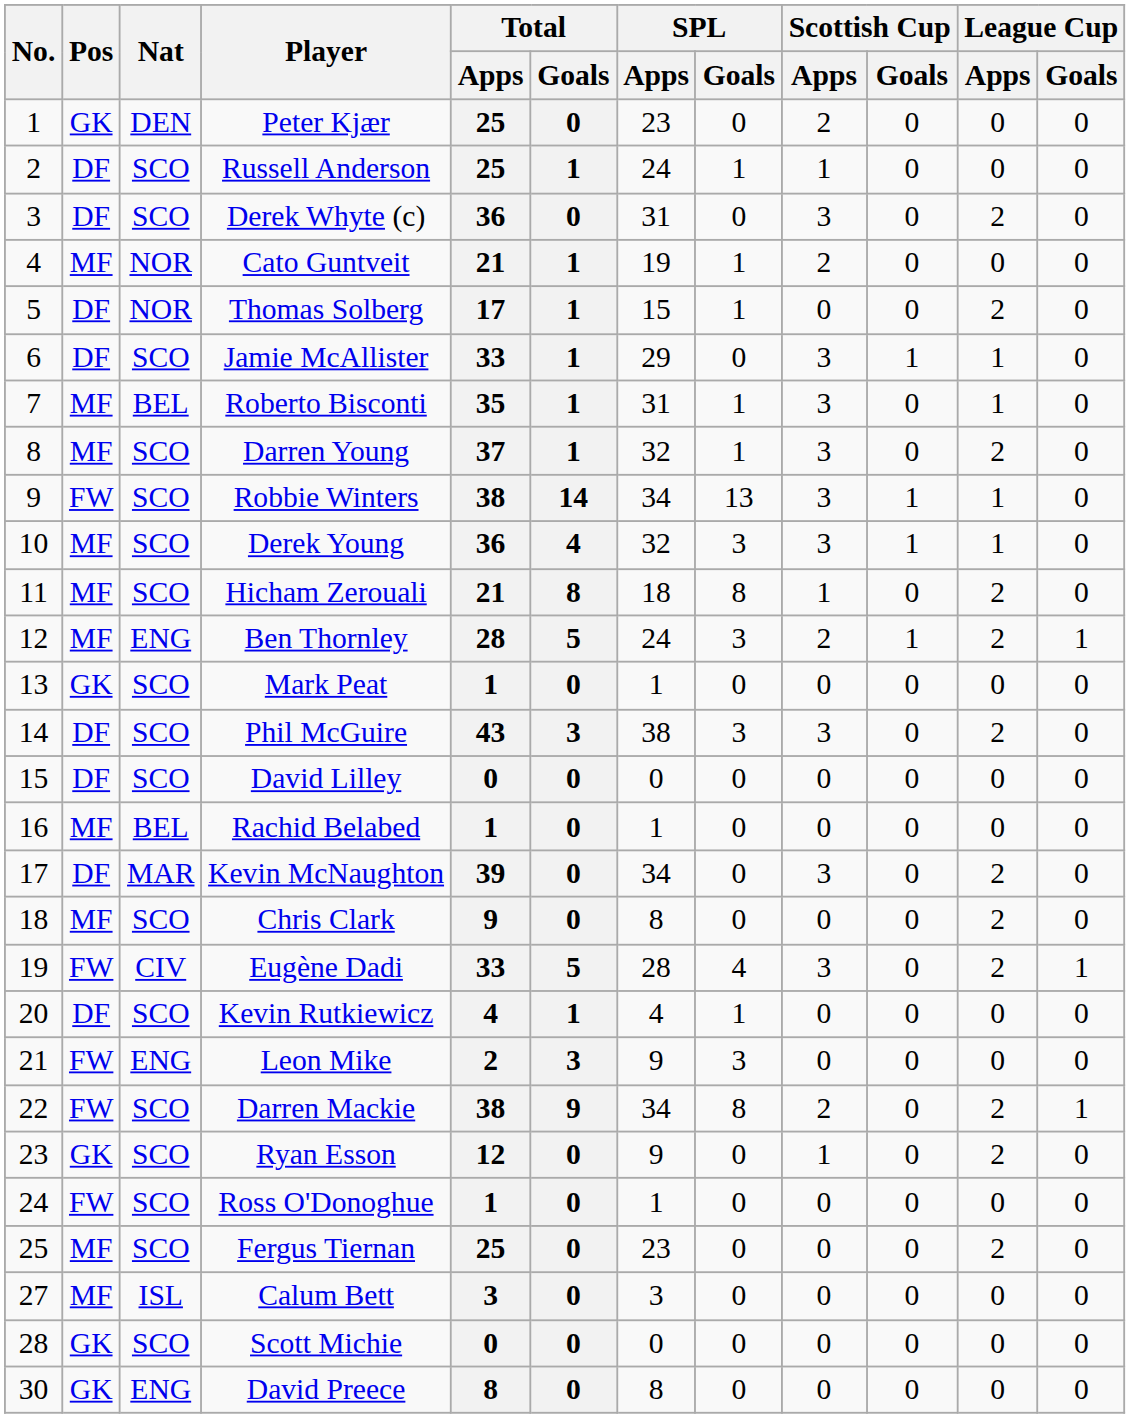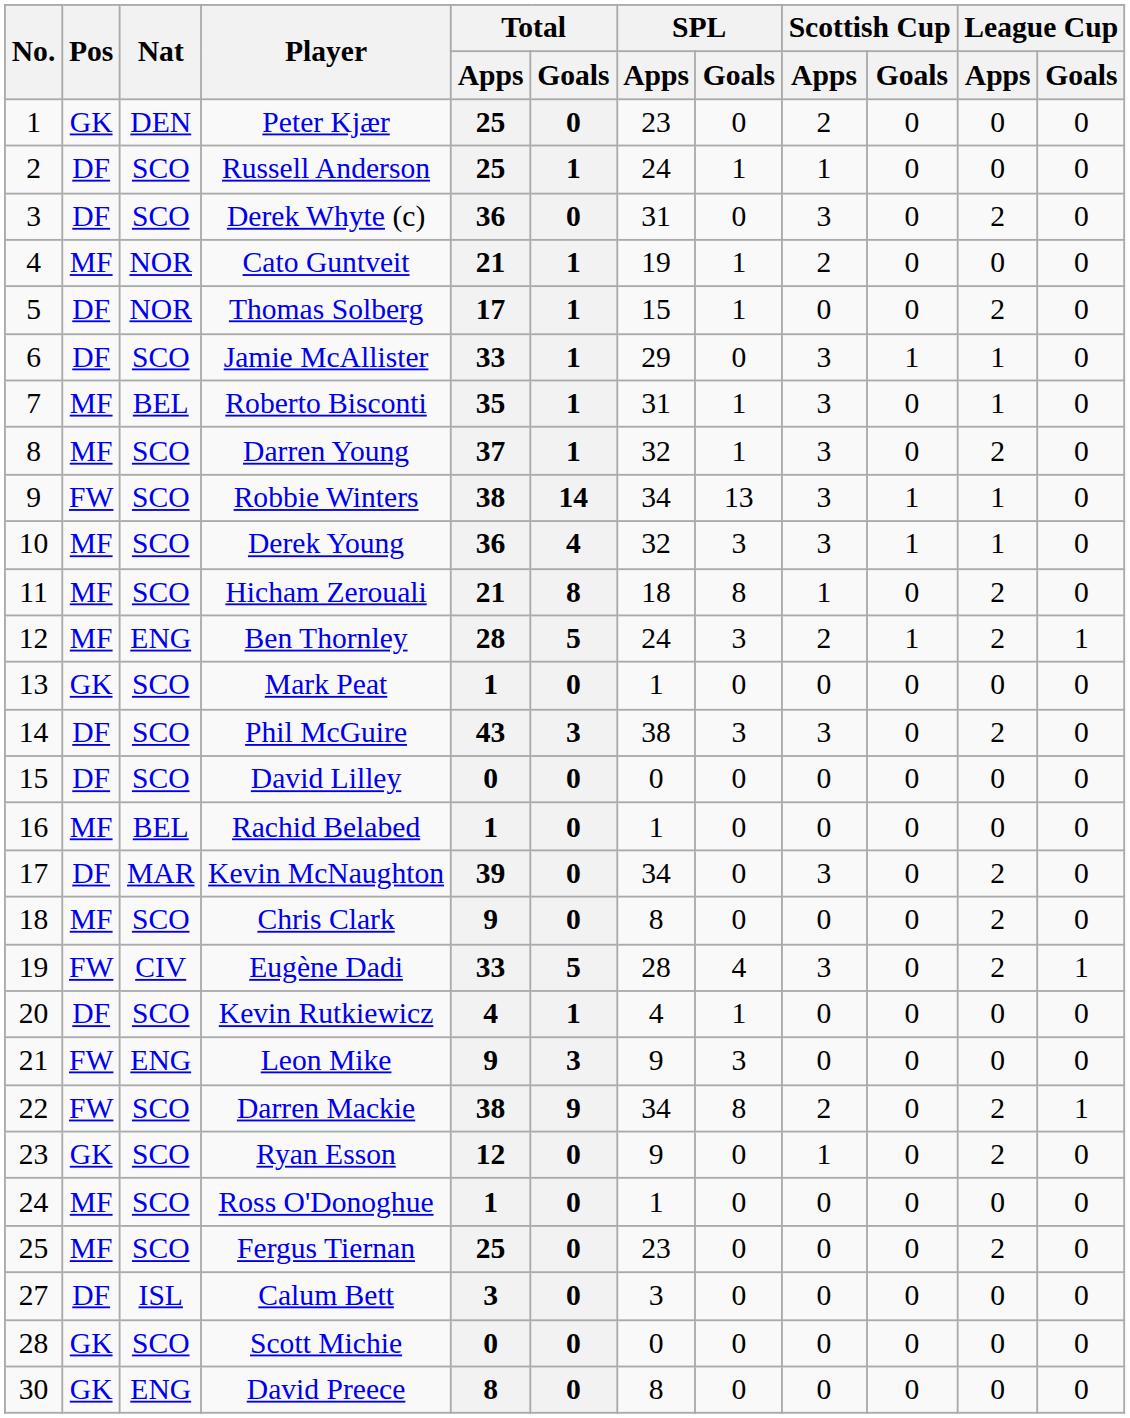(491, 1060) 2 -> (491, 1060) 9
(91, 1201) FW -> (91, 1201) MF
(91, 1295) MF -> (91, 1295) DF
